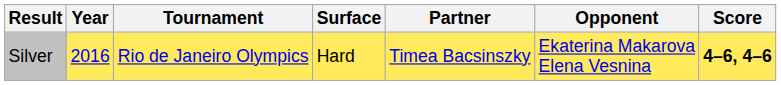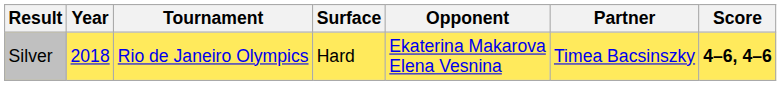columns swapped: (460, 18) <-> (617, 18)
(90, 56) 2016 -> (90, 56) 2018
